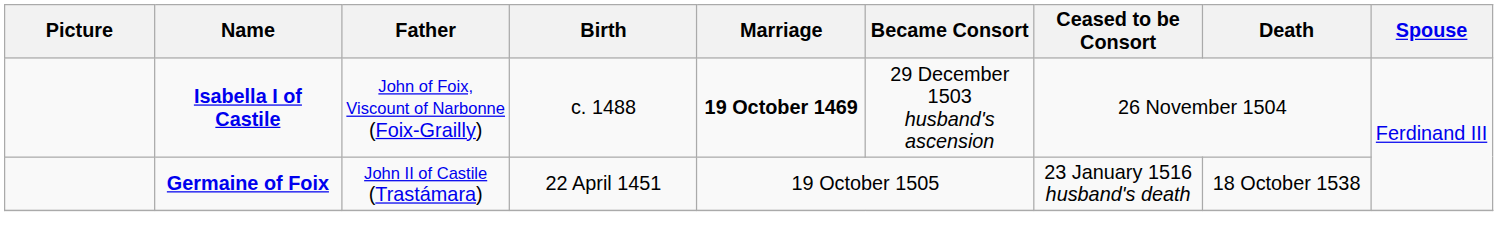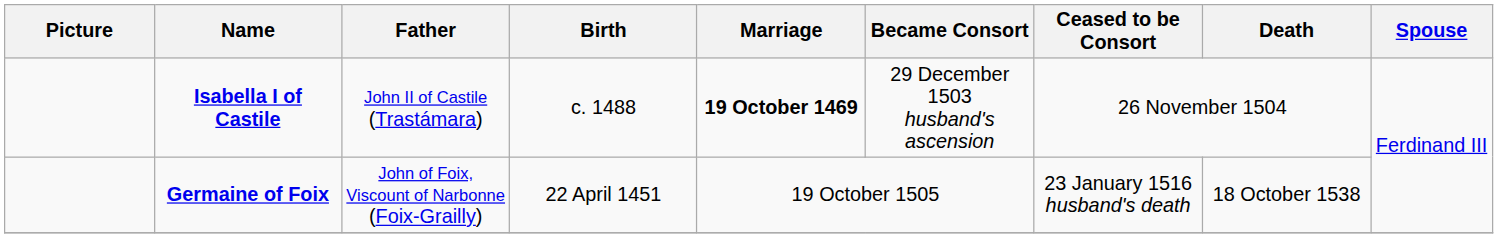(426, 108) John of Foix, Viscount of Narbonne (Foix-Grailly) -> (426, 108) John II of Castile (Trastámara)
(426, 184) John II of Castile (Trastámara) -> (426, 196) John of Foix, Viscount of Narbonne (Foix-Grailly)
